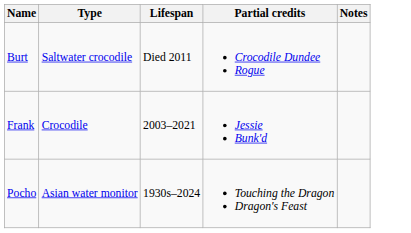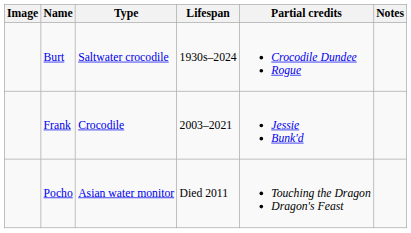+ column: (23, 13)
(167, 57) Died 2011 -> (208, 57) 1930s–2024
(172, 193) 1930s–2024 -> (204, 193) Died 2011
